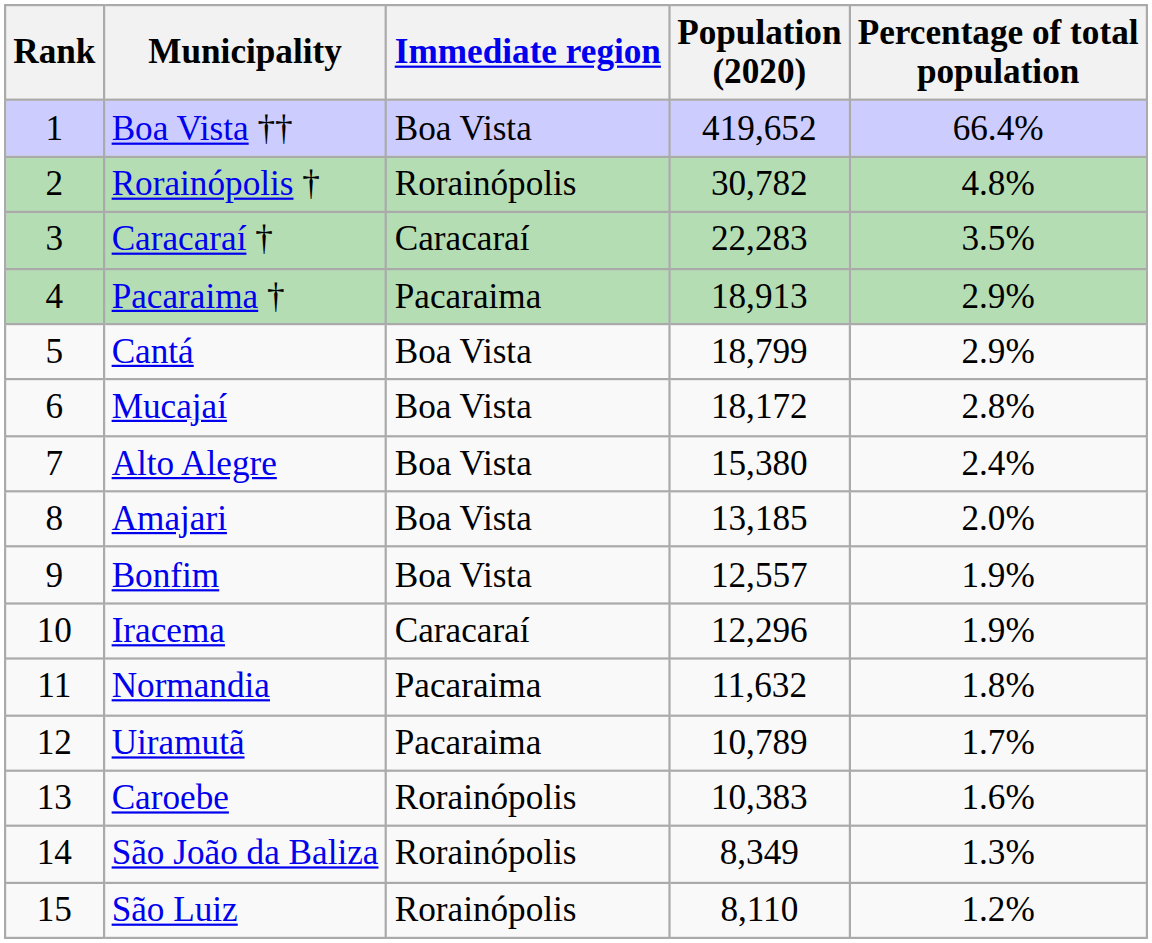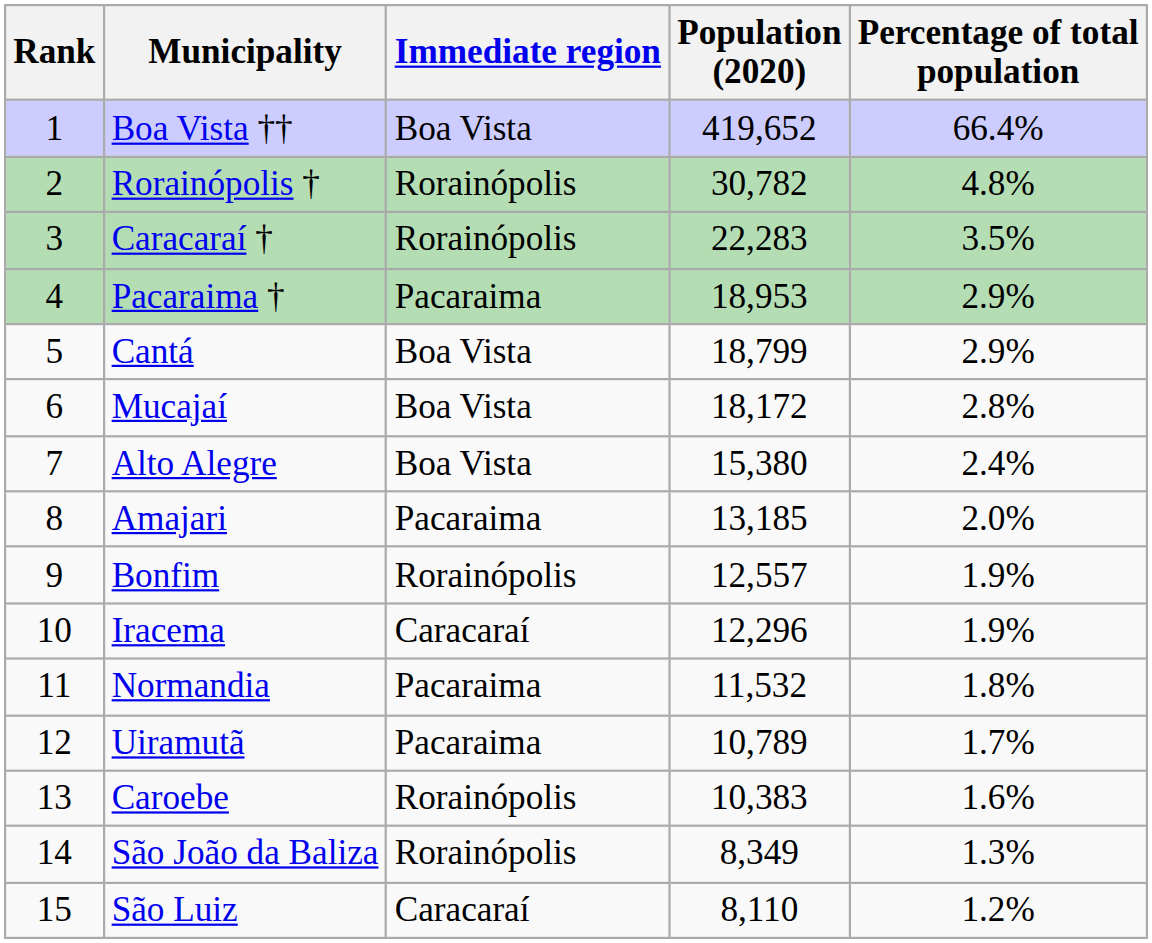(462, 239) Caracaraí -> (486, 239) Rorainópolis
(759, 295) 18,913 -> (759, 295) 18,953
(463, 518) Boa Vista -> (468, 518) Pacaraima
(463, 574) Boa Vista -> (486, 574) Rorainópolis
(759, 686) 11,632 -> (759, 686) 11,532
(486, 909) Rorainópolis -> (462, 909) Caracaraí
